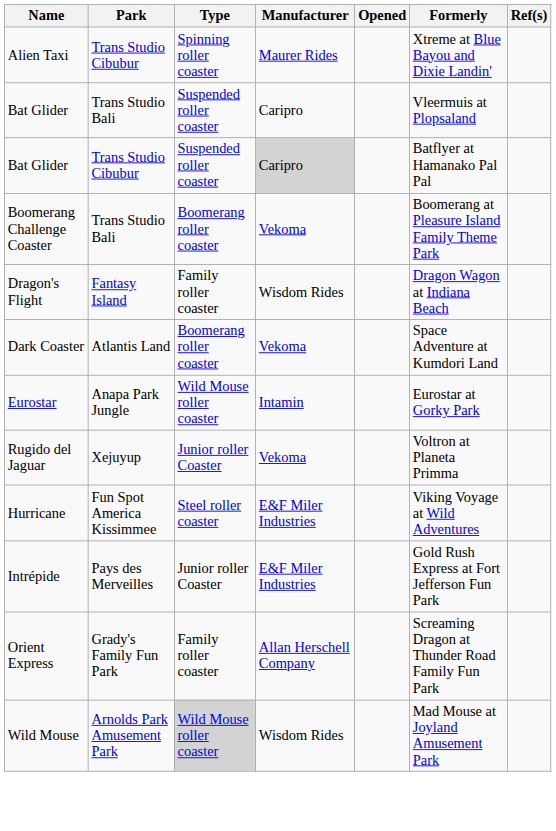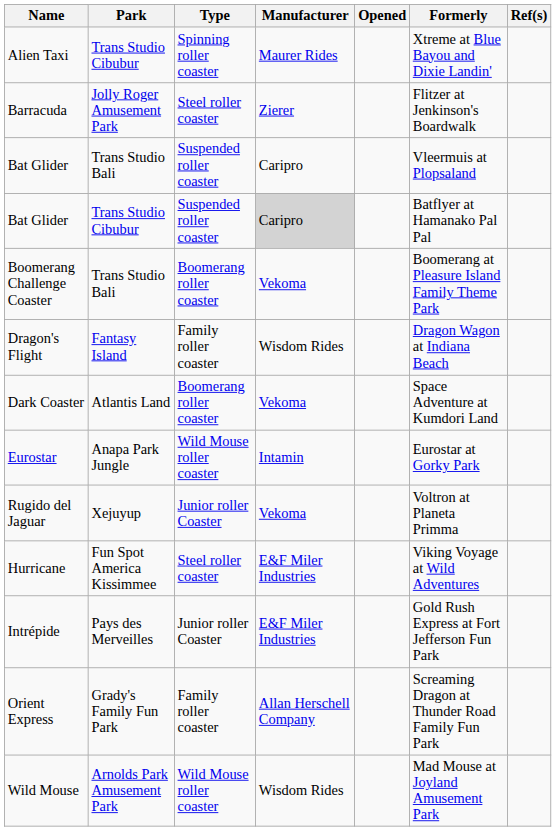+ row: (37, 110)
(213, 735) lightgrey background -> (213, 790) no background
